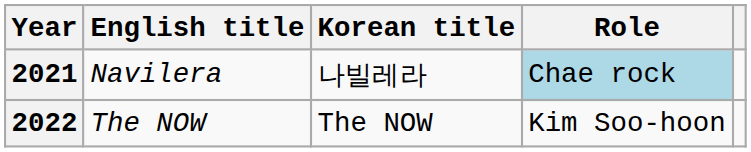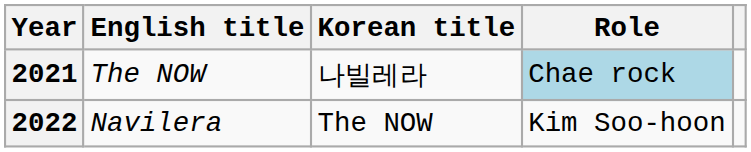(156, 75) Navilera -> (148, 75) The NOW
(148, 123) The NOW -> (156, 123) Navilera
